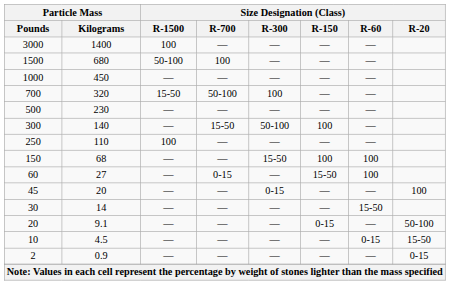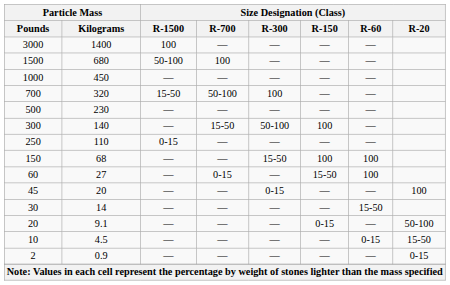(168, 142) 100 -> (168, 142) 0-15
